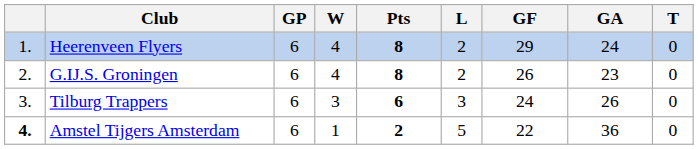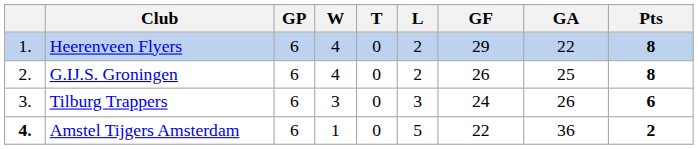columns swapped: (673, 18) <-> (399, 18)
(610, 46) 24 -> (566, 46) 22
(610, 74) 23 -> (566, 74) 25
